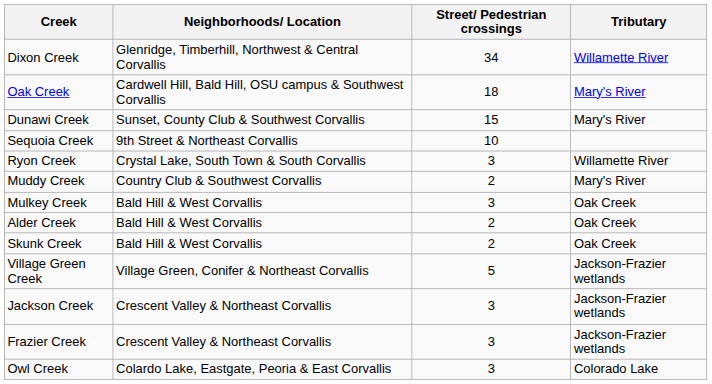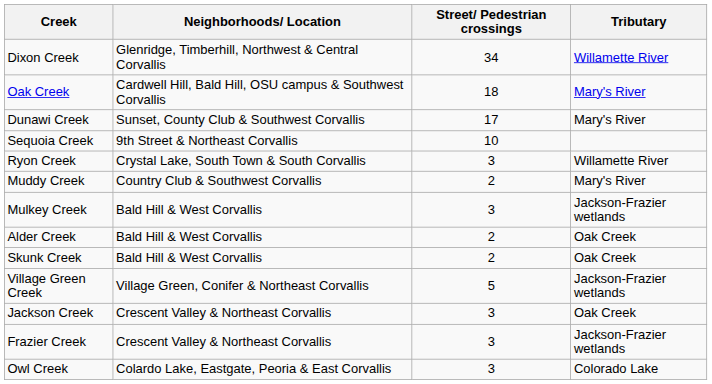(491, 120) 15 -> (491, 120) 17
(605, 202) Oak Creek -> (620, 209) Jackson-Frazier wetlands
(620, 306) Jackson-Frazier wetlands -> (605, 313) Oak Creek
